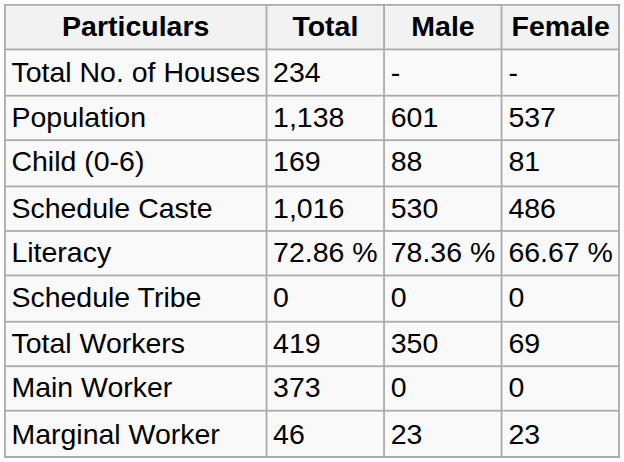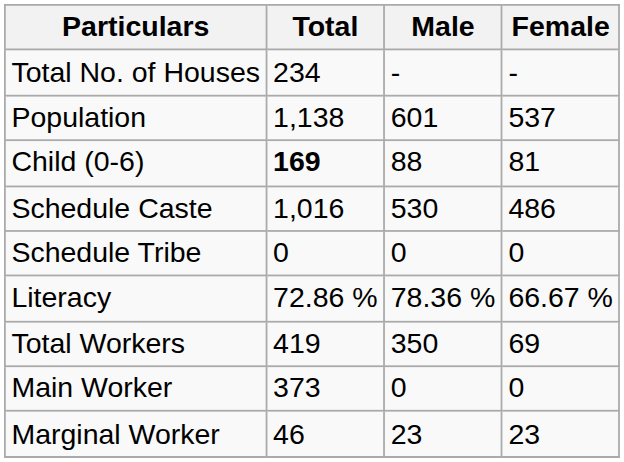(297, 162) normal -> (297, 162) bold
rows swapped: (106, 298) <-> (61, 252)
